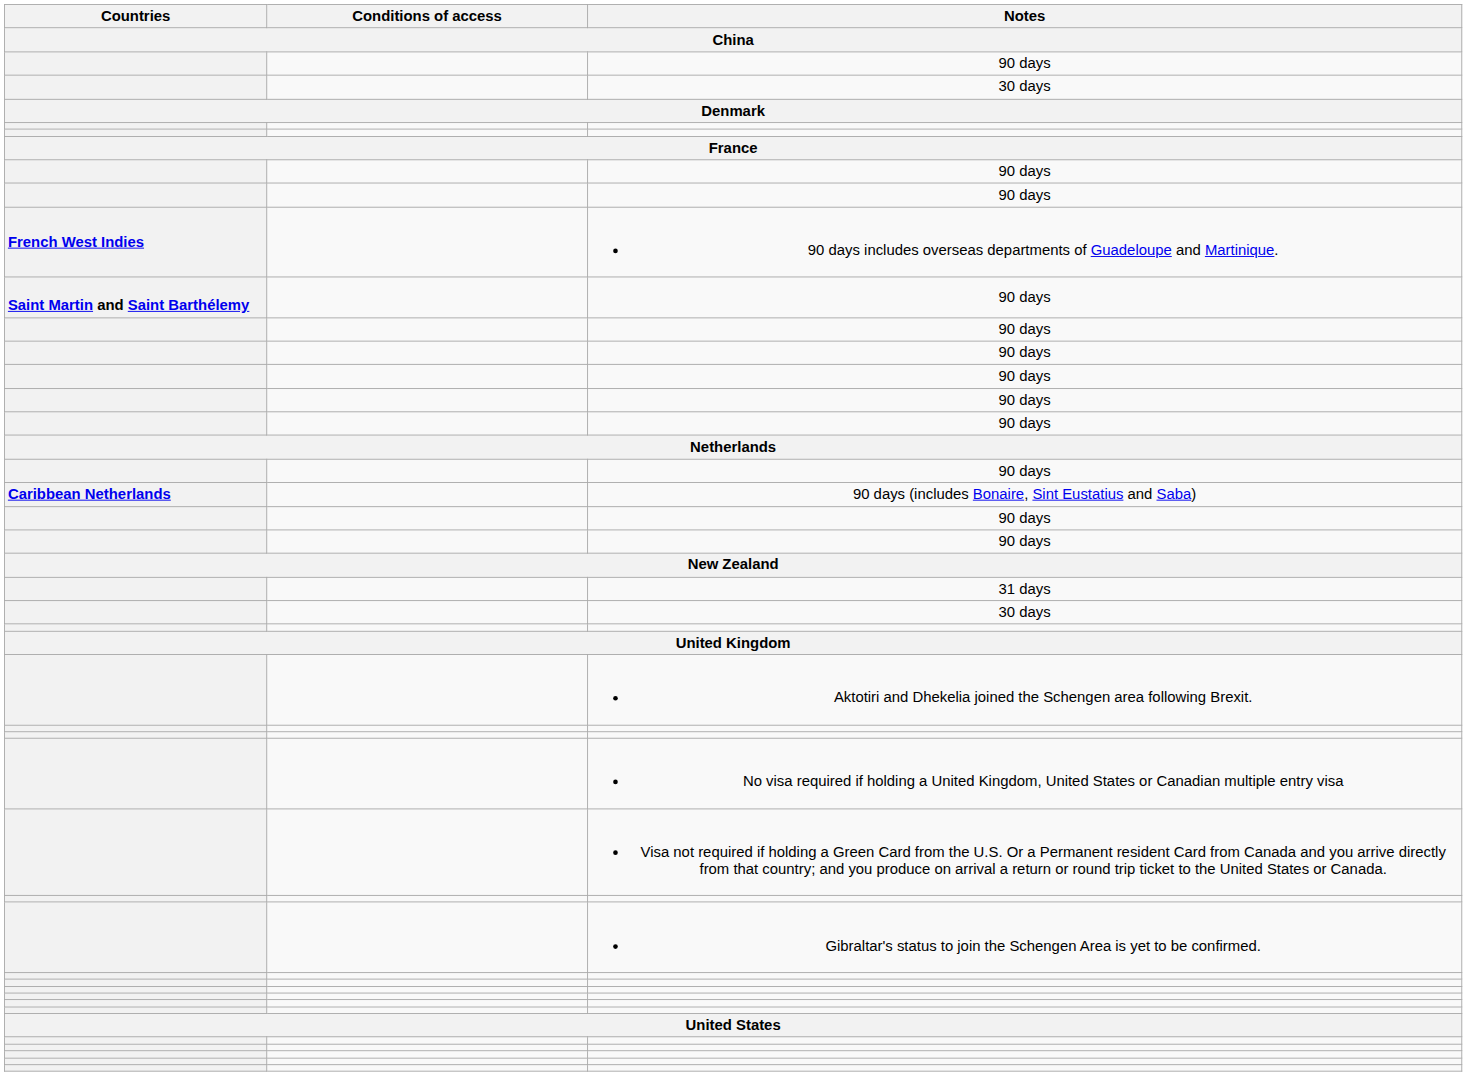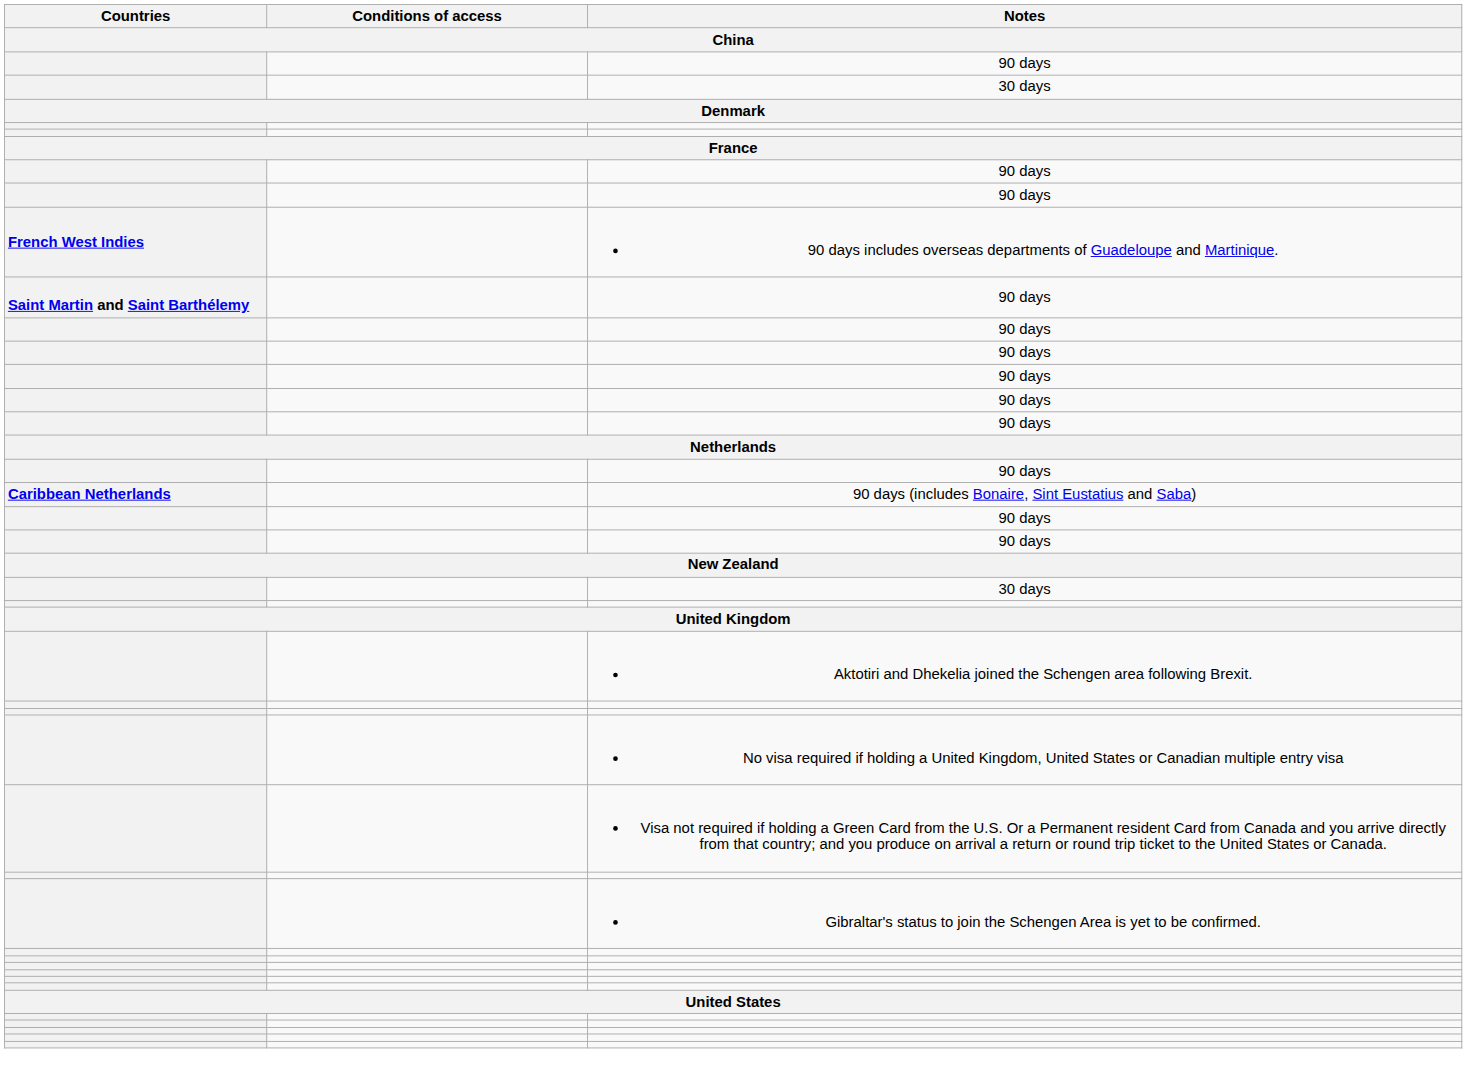- row: (136, 589)
